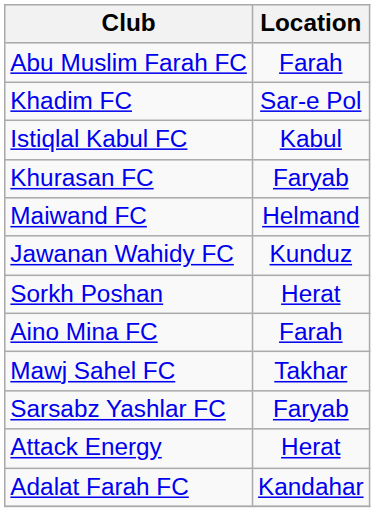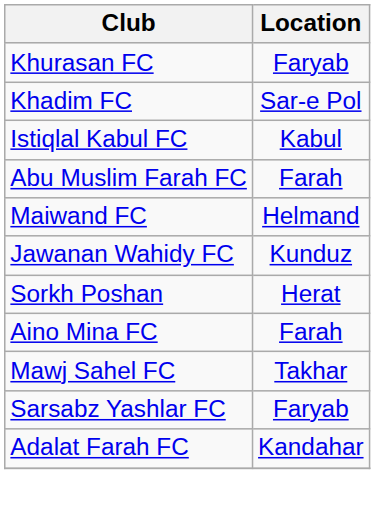rows swapped: (82, 178) <-> (129, 62)
- row: (86, 448)
